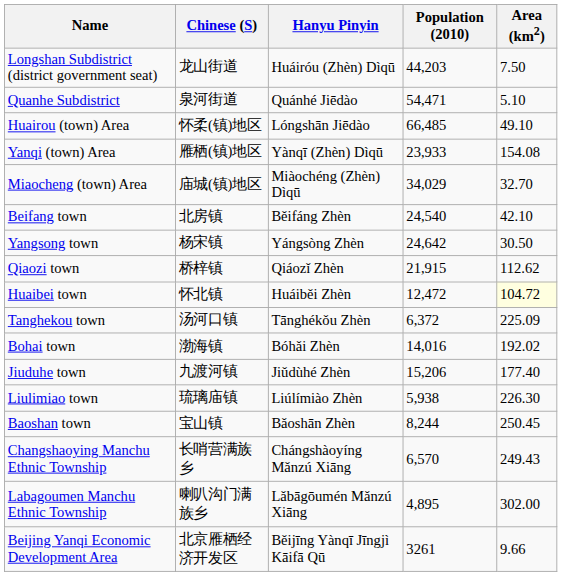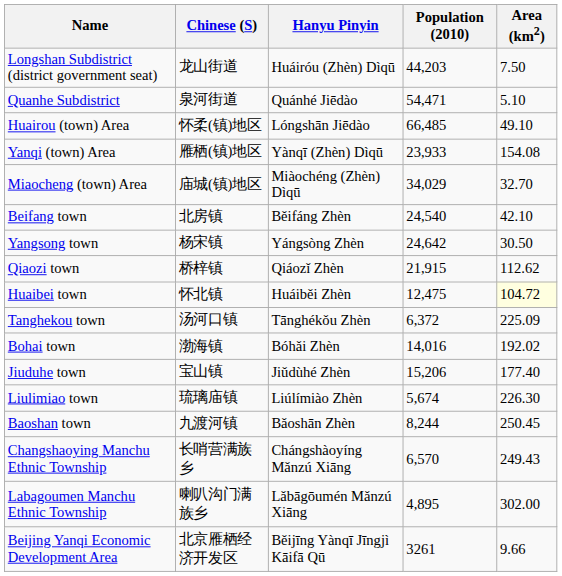(426, 294) 12,472 -> (426, 294) 12,475
(208, 371) 九渡河镇 -> (201, 371) 宝山镇
(423, 397) 5,938 -> (423, 397) 5,674
(201, 423) 宝山镇 -> (208, 423) 九渡河镇
